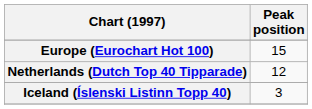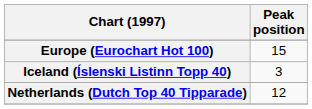rows swapped: (127, 93) <-> (127, 72)
